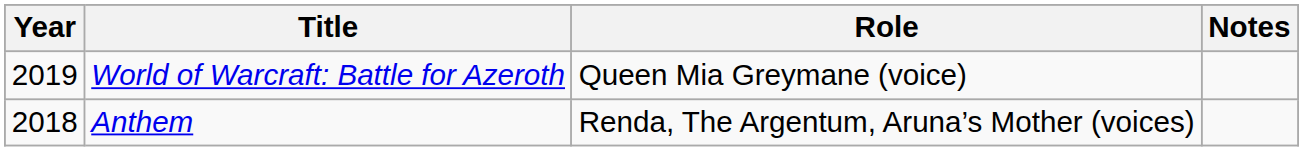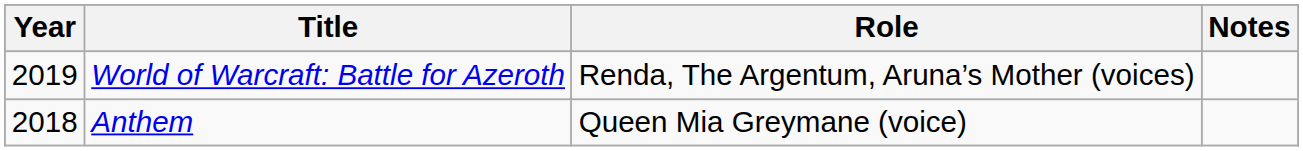(773, 74) Queen Mia Greymane (voice) -> (887, 74) Renda, The Argentum, Aruna’s Mother (voices)
(887, 121) Renda, The Argentum, Aruna’s Mother (voices) -> (773, 121) Queen Mia Greymane (voice)
